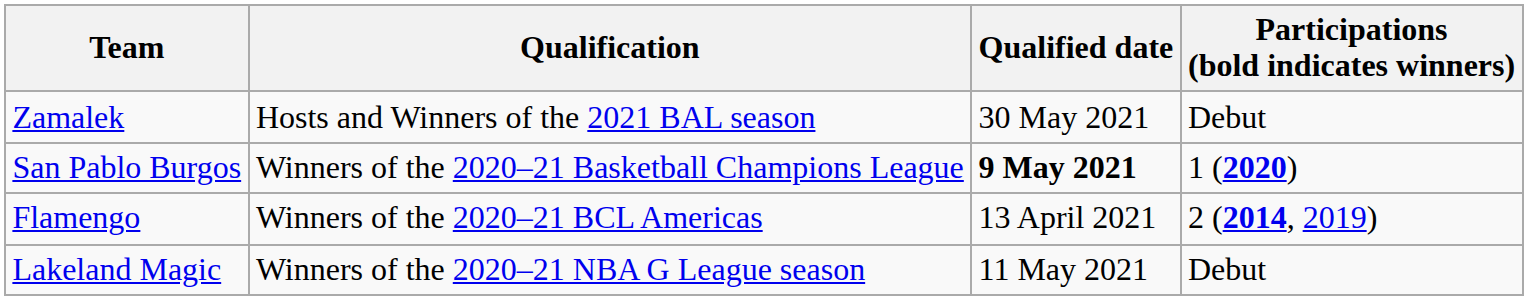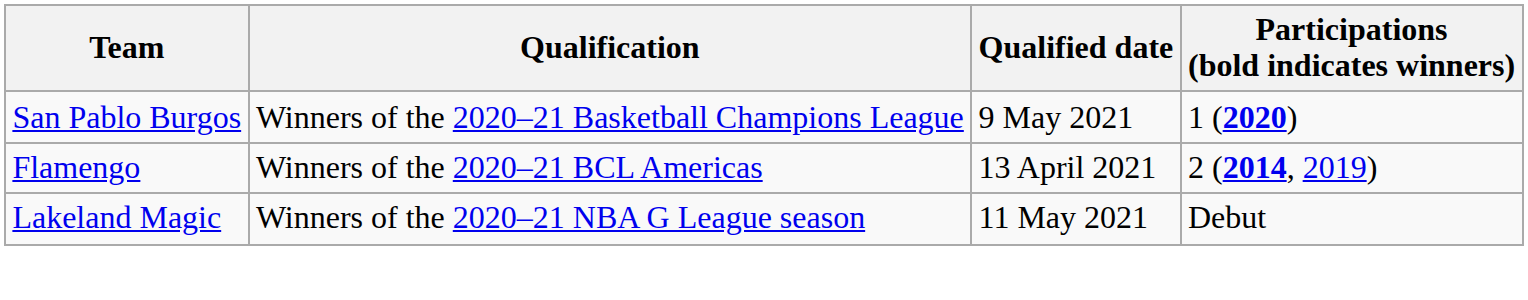- row: (68, 116)
(1058, 167) bold -> (1056, 116) normal
